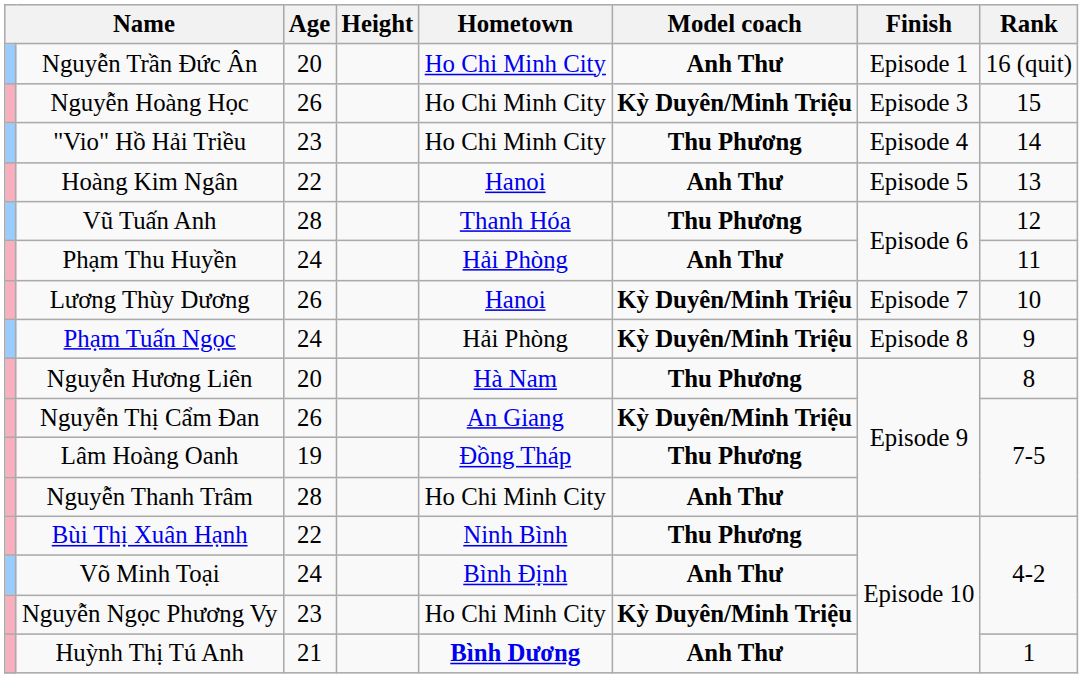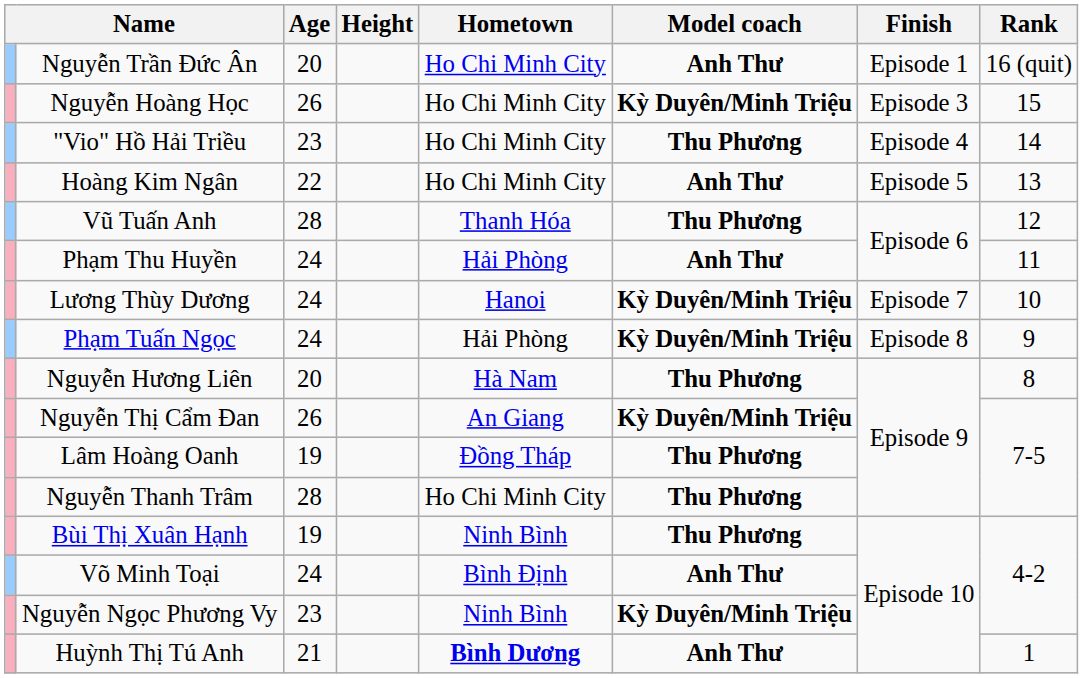(515, 181) Hanoi -> (515, 181) Ho Chi Minh City
(310, 299) 26 -> (310, 299) 24
(735, 496) Anh Thư -> (735, 496) Thu Phương
(310, 535) 22 -> (310, 535) 19
(515, 614) Ho Chi Minh City -> (515, 614) Ninh Bình
